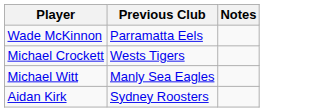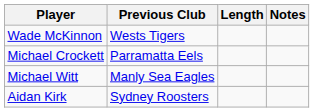+ column: (242, 15)
(156, 36) Parramatta Eels -> (147, 36) Wests Tigers
(147, 56) Wests Tigers -> (156, 56) Parramatta Eels
